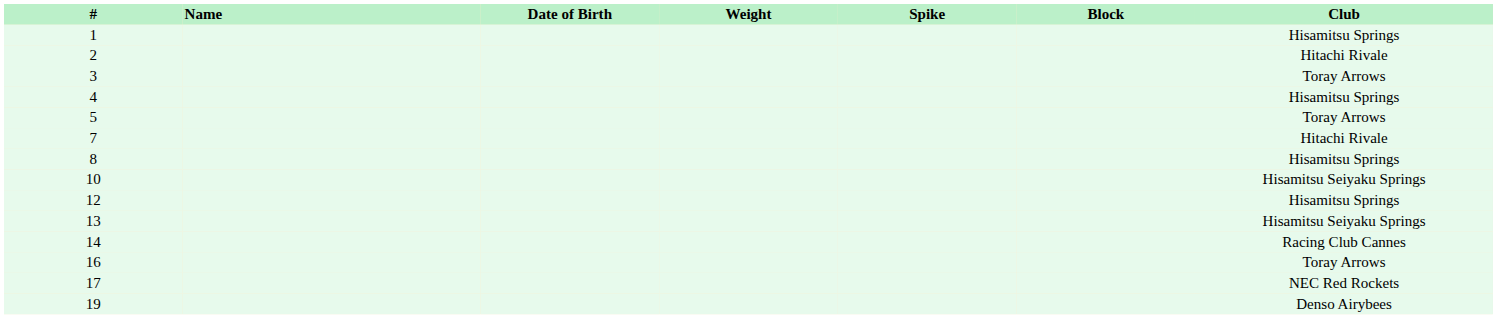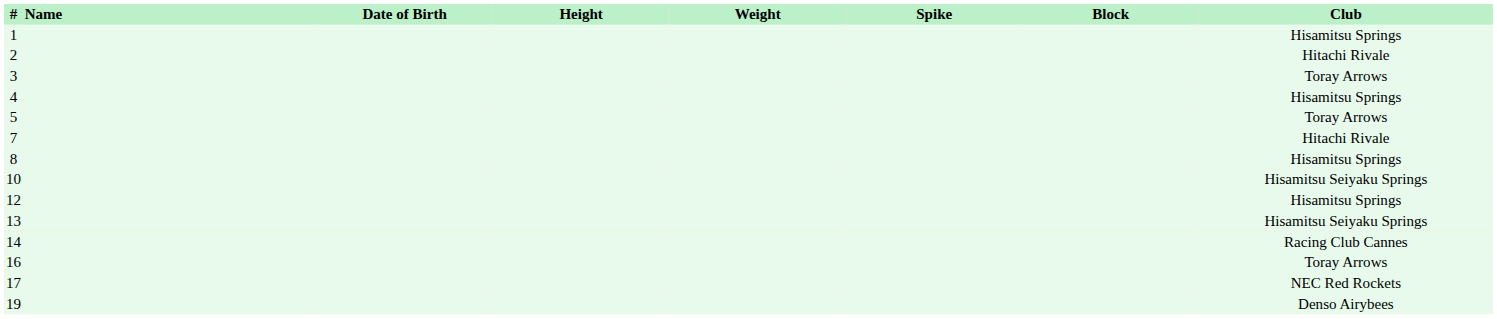+ column: (581, 14)
